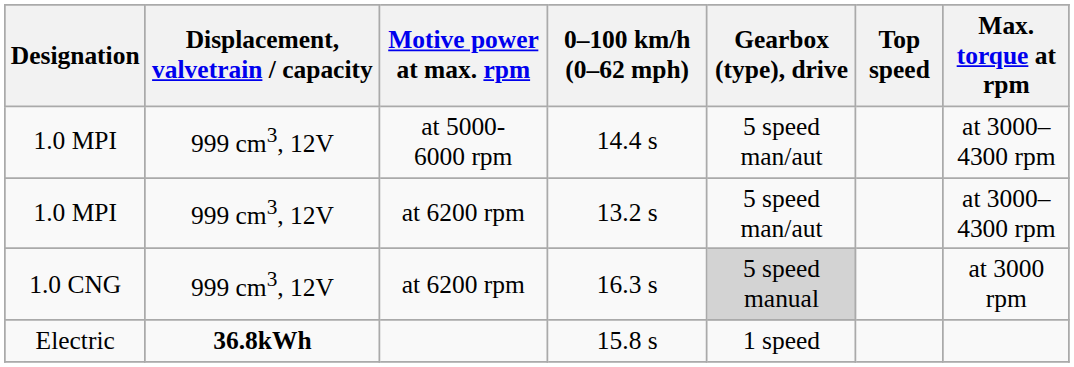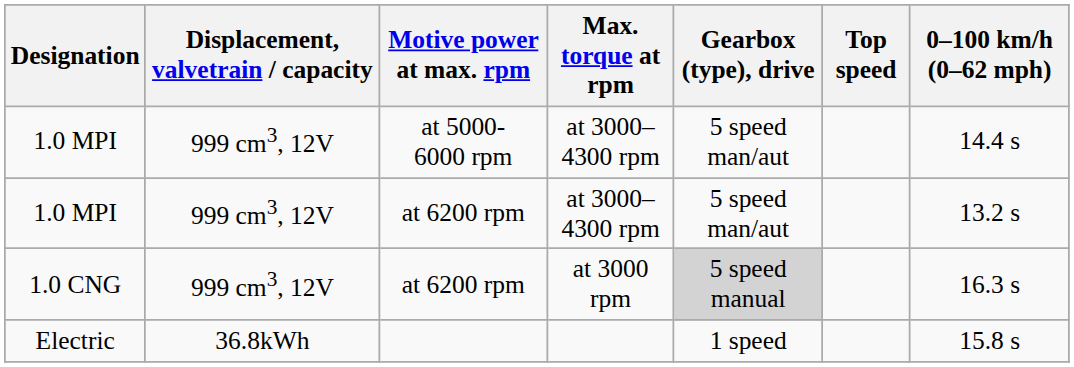columns swapped: (1006, 54) <-> (627, 54)
(262, 340) bold -> (262, 340) normal
